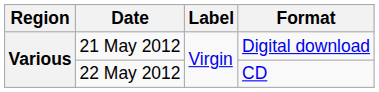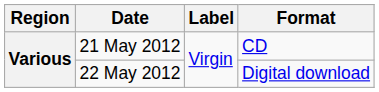(306, 45) Digital download -> (255, 45) CD
(255, 73) CD -> (306, 73) Digital download
